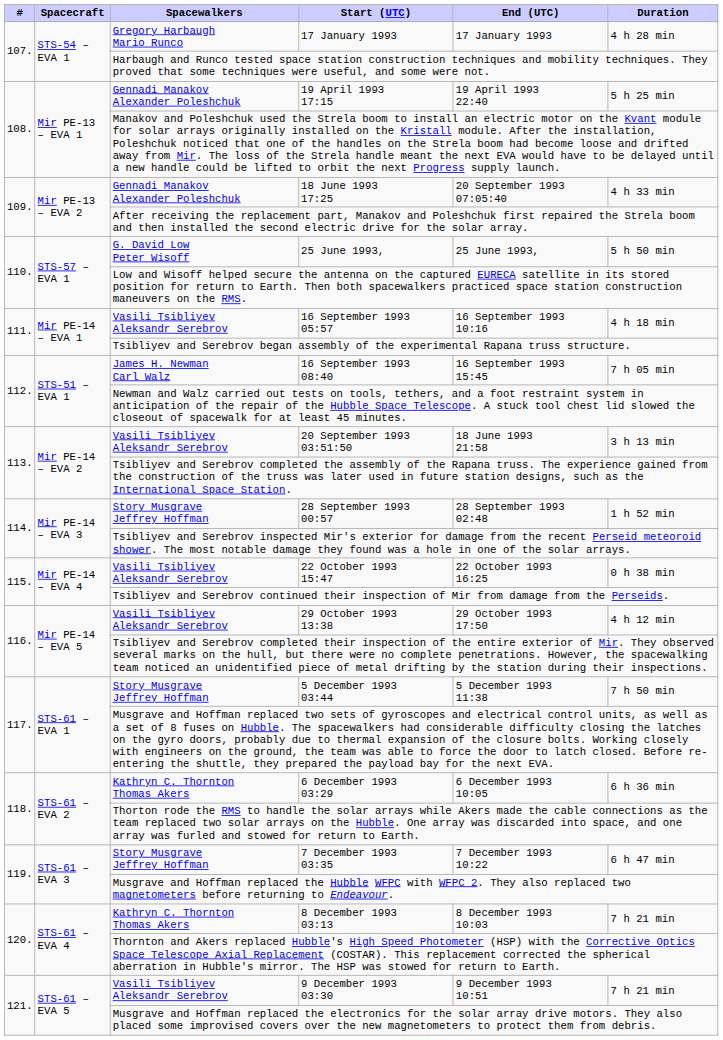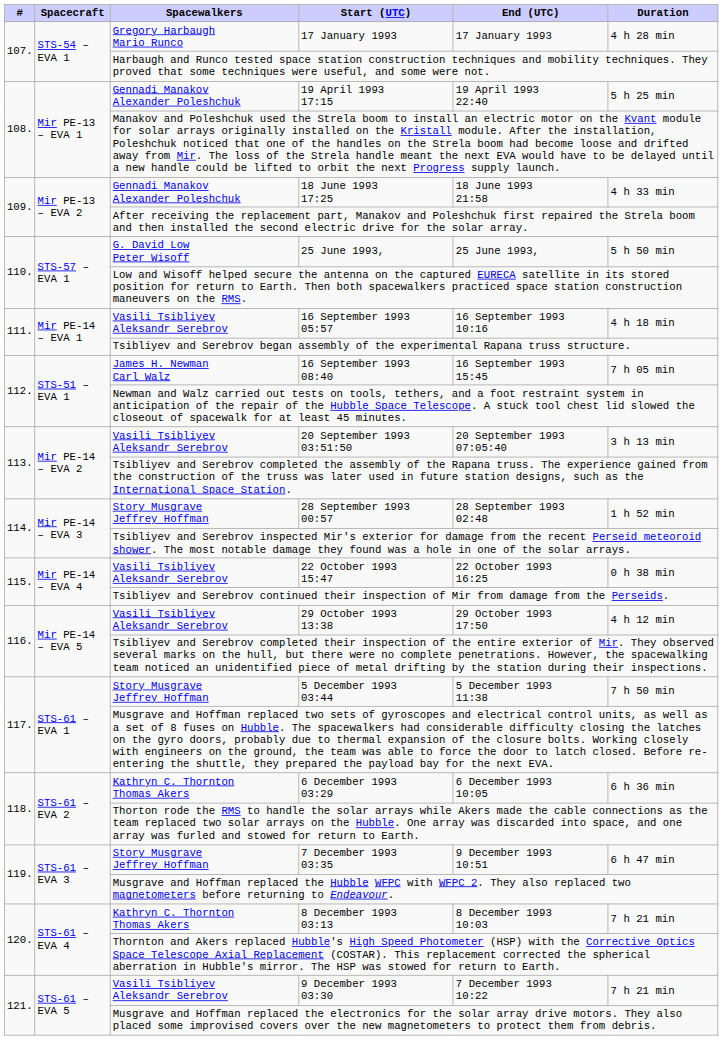(510, 192) 20 September 1993 07:05:40 -> (494, 192) 18 June 1993 21:58
(494, 442) 18 June 1993 21:58 -> (510, 442) 20 September 1993 07:05:40
(504, 859) 7 December 1993 10:22 -> (504, 859) 9 December 1993 10:51
(504, 990) 9 December 1993 10:51 -> (504, 990) 7 December 1993 10:22
